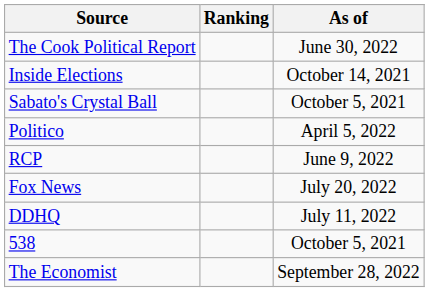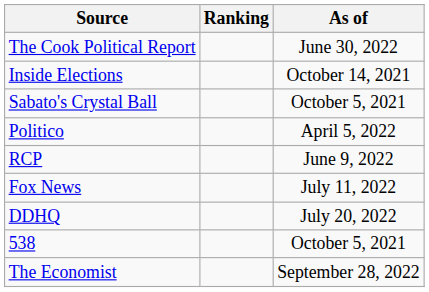(348, 187) July 20, 2022 -> (348, 187) July 11, 2022
(348, 215) July 11, 2022 -> (348, 215) July 20, 2022
